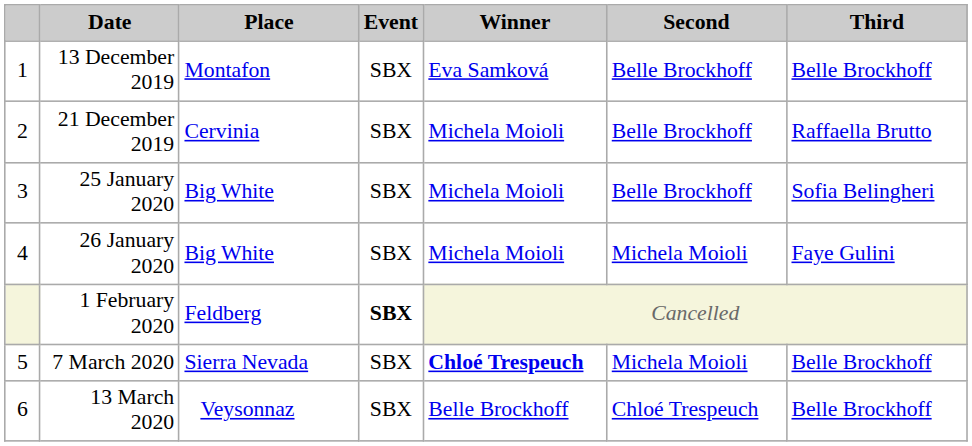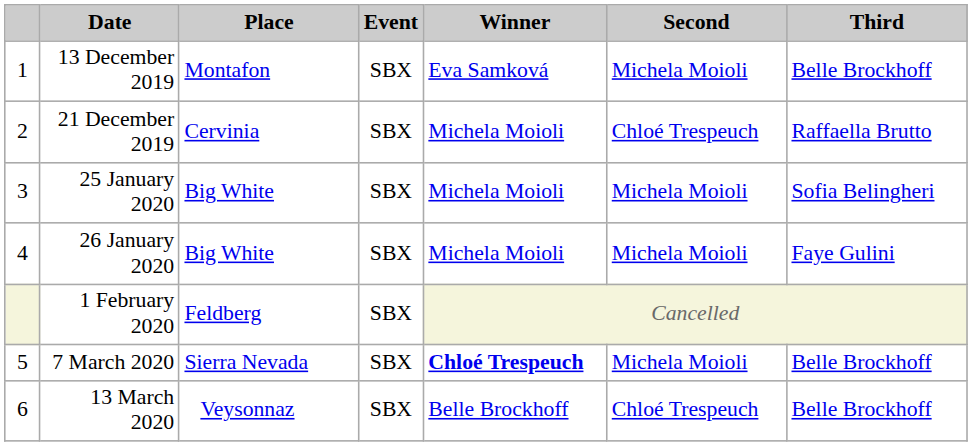(682, 70) Belle Brockhoff -> (680, 70) Michela Moioli
(682, 131) Belle Brockhoff -> (685, 131) Chloé Trespeuch
(682, 191) Belle Brockhoff -> (680, 191) Michela Moioli
(391, 313) bold -> (391, 313) normal
